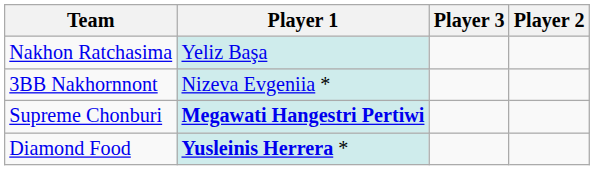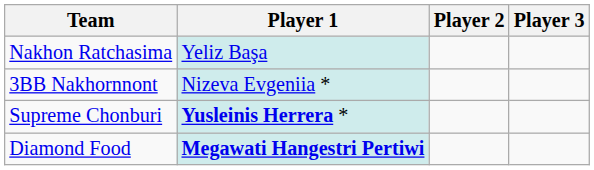columns swapped: (549, 20) <-> (469, 20)
(303, 116) Megawati Hangestri Pertiwi -> (265, 116) Yusleinis Herrera *
(265, 148) Yusleinis Herrera * -> (303, 148) Megawati Hangestri Pertiwi
